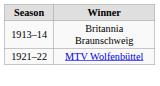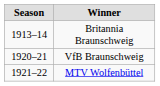+ row: (104, 56)
